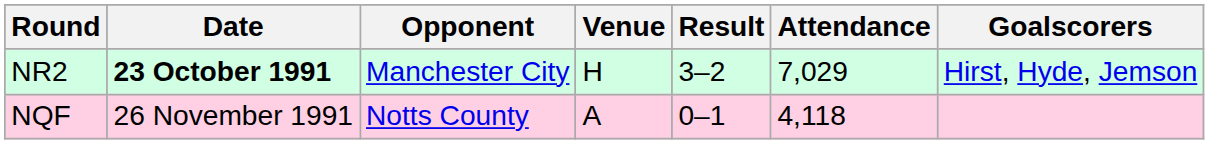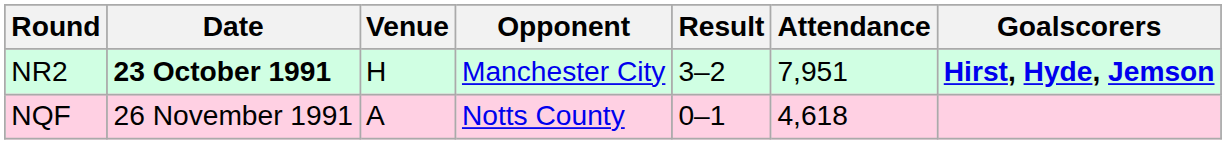columns swapped: (468, 26) <-> (624, 26)
(813, 71) 7,029 -> (813, 71) 7,951
(1071, 71) normal -> (1079, 71) bold
(812, 116) 4,118 -> (813, 116) 4,618
